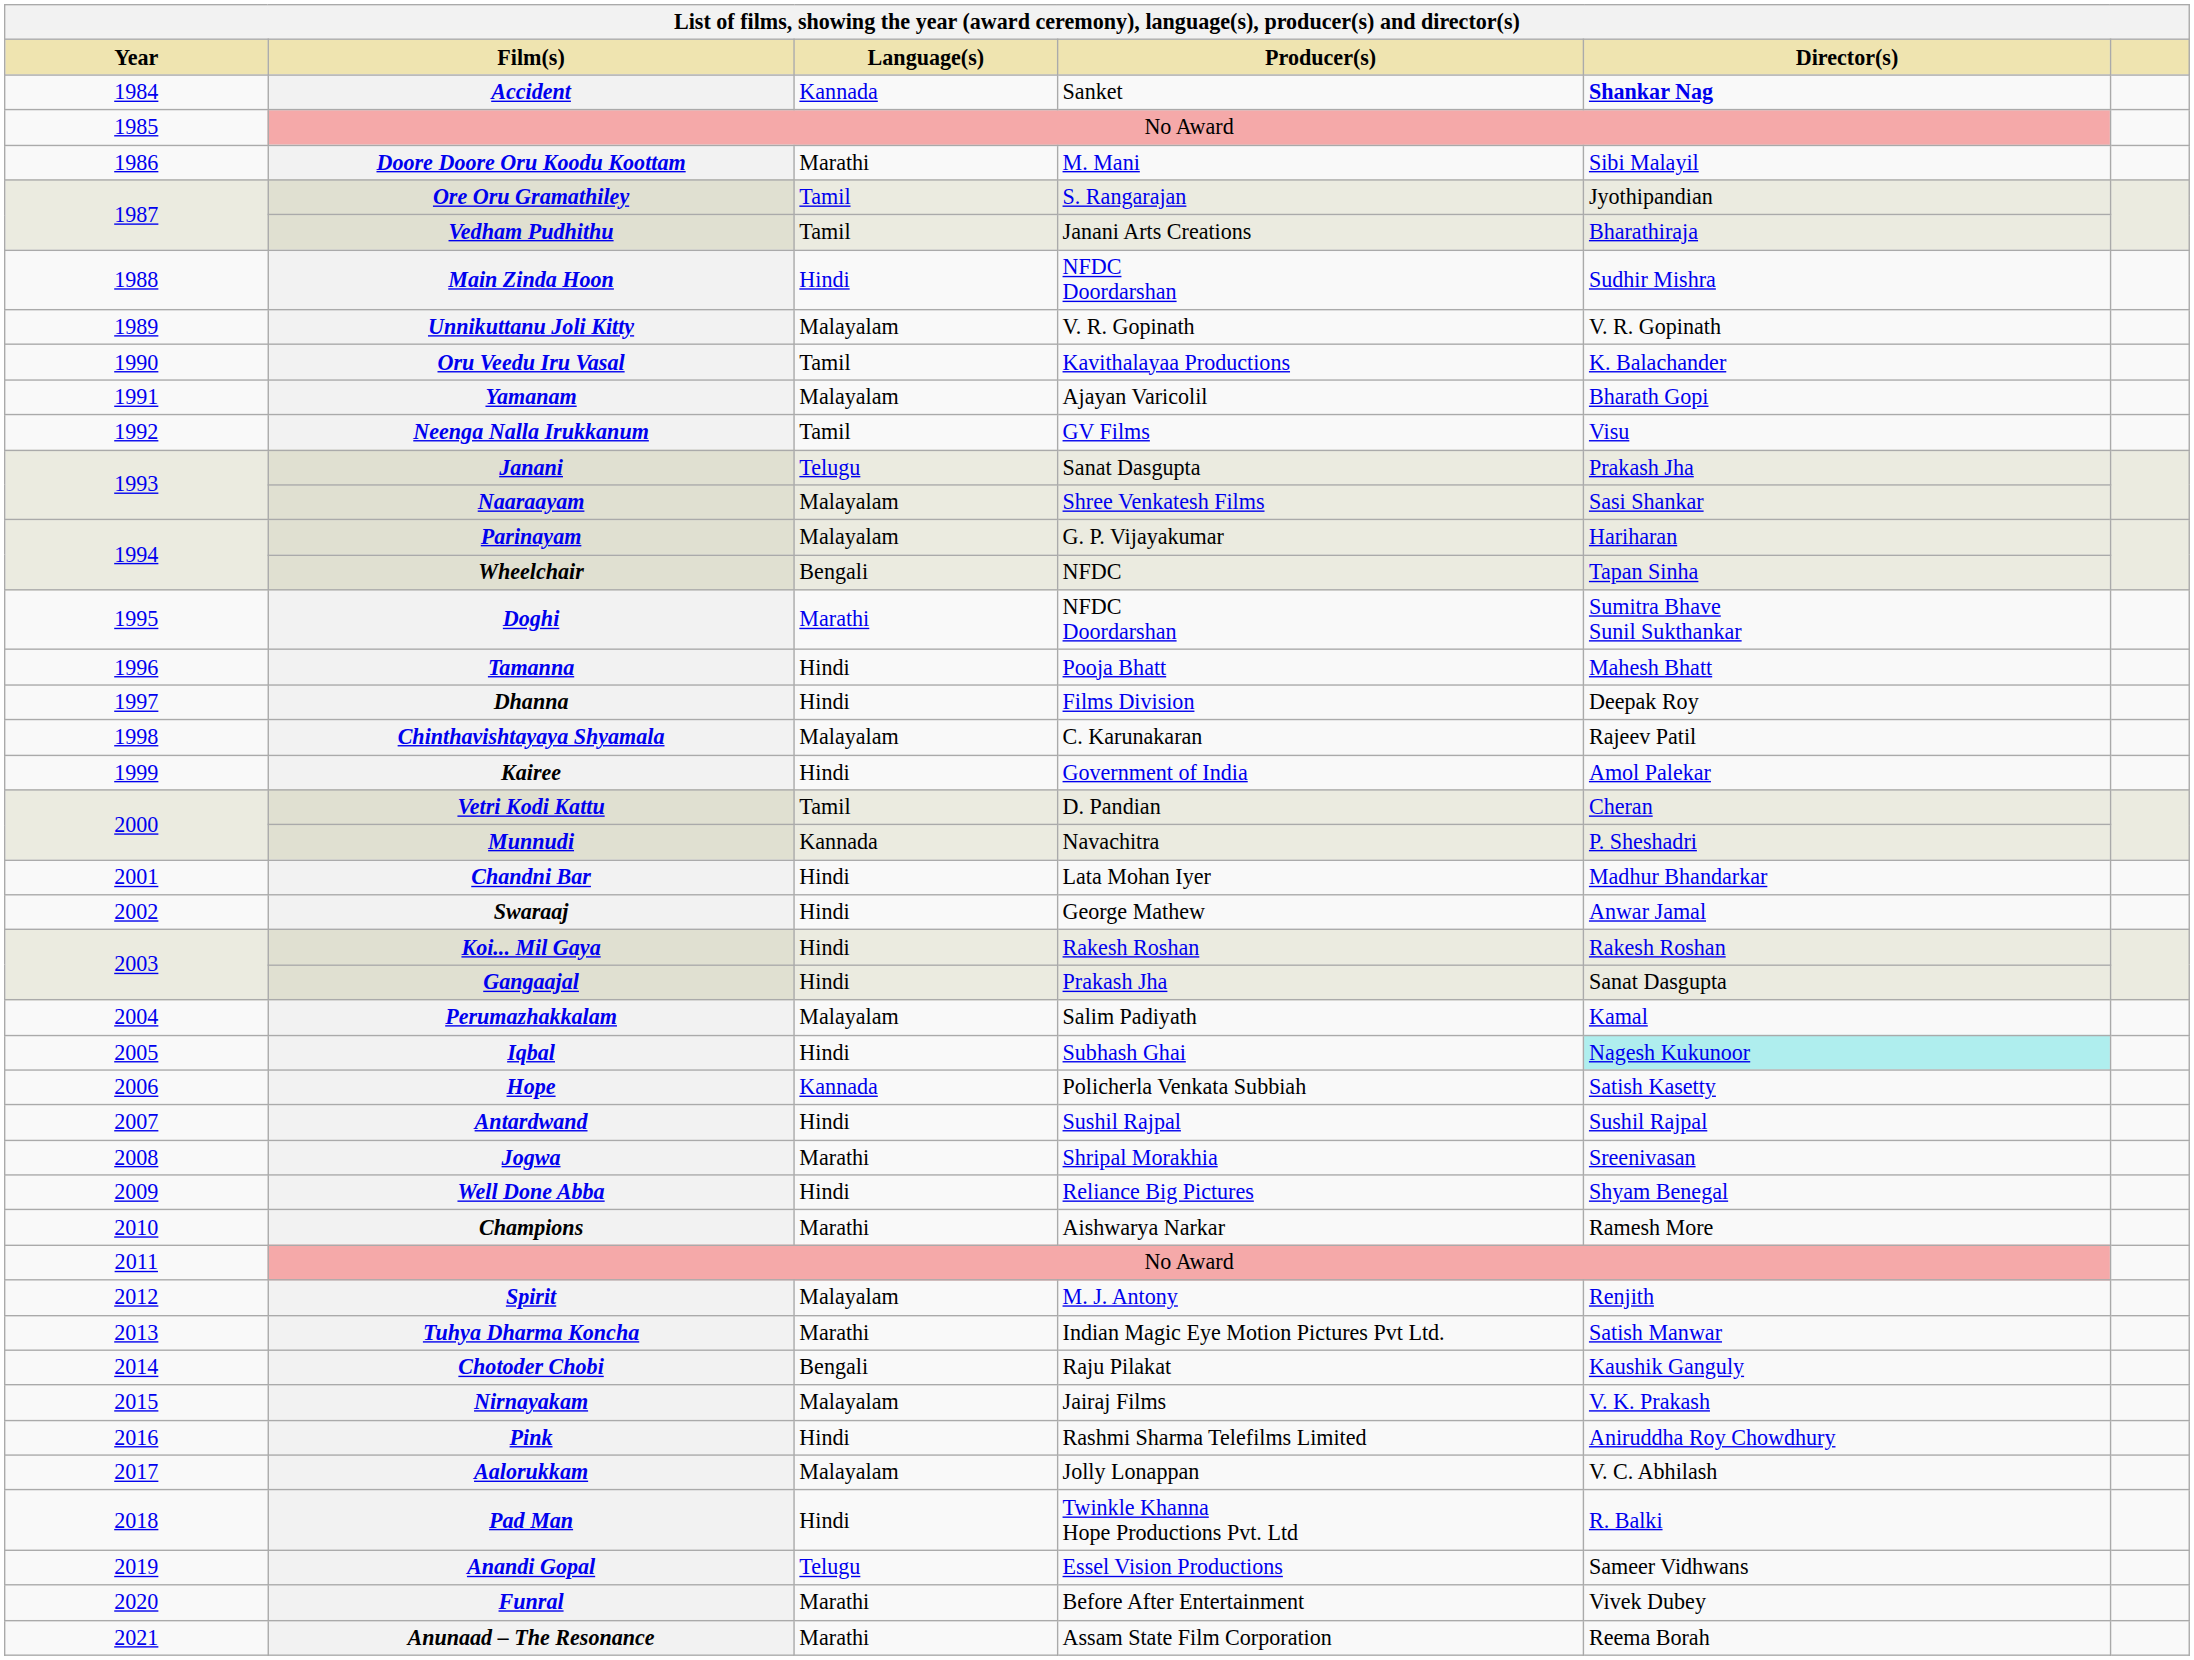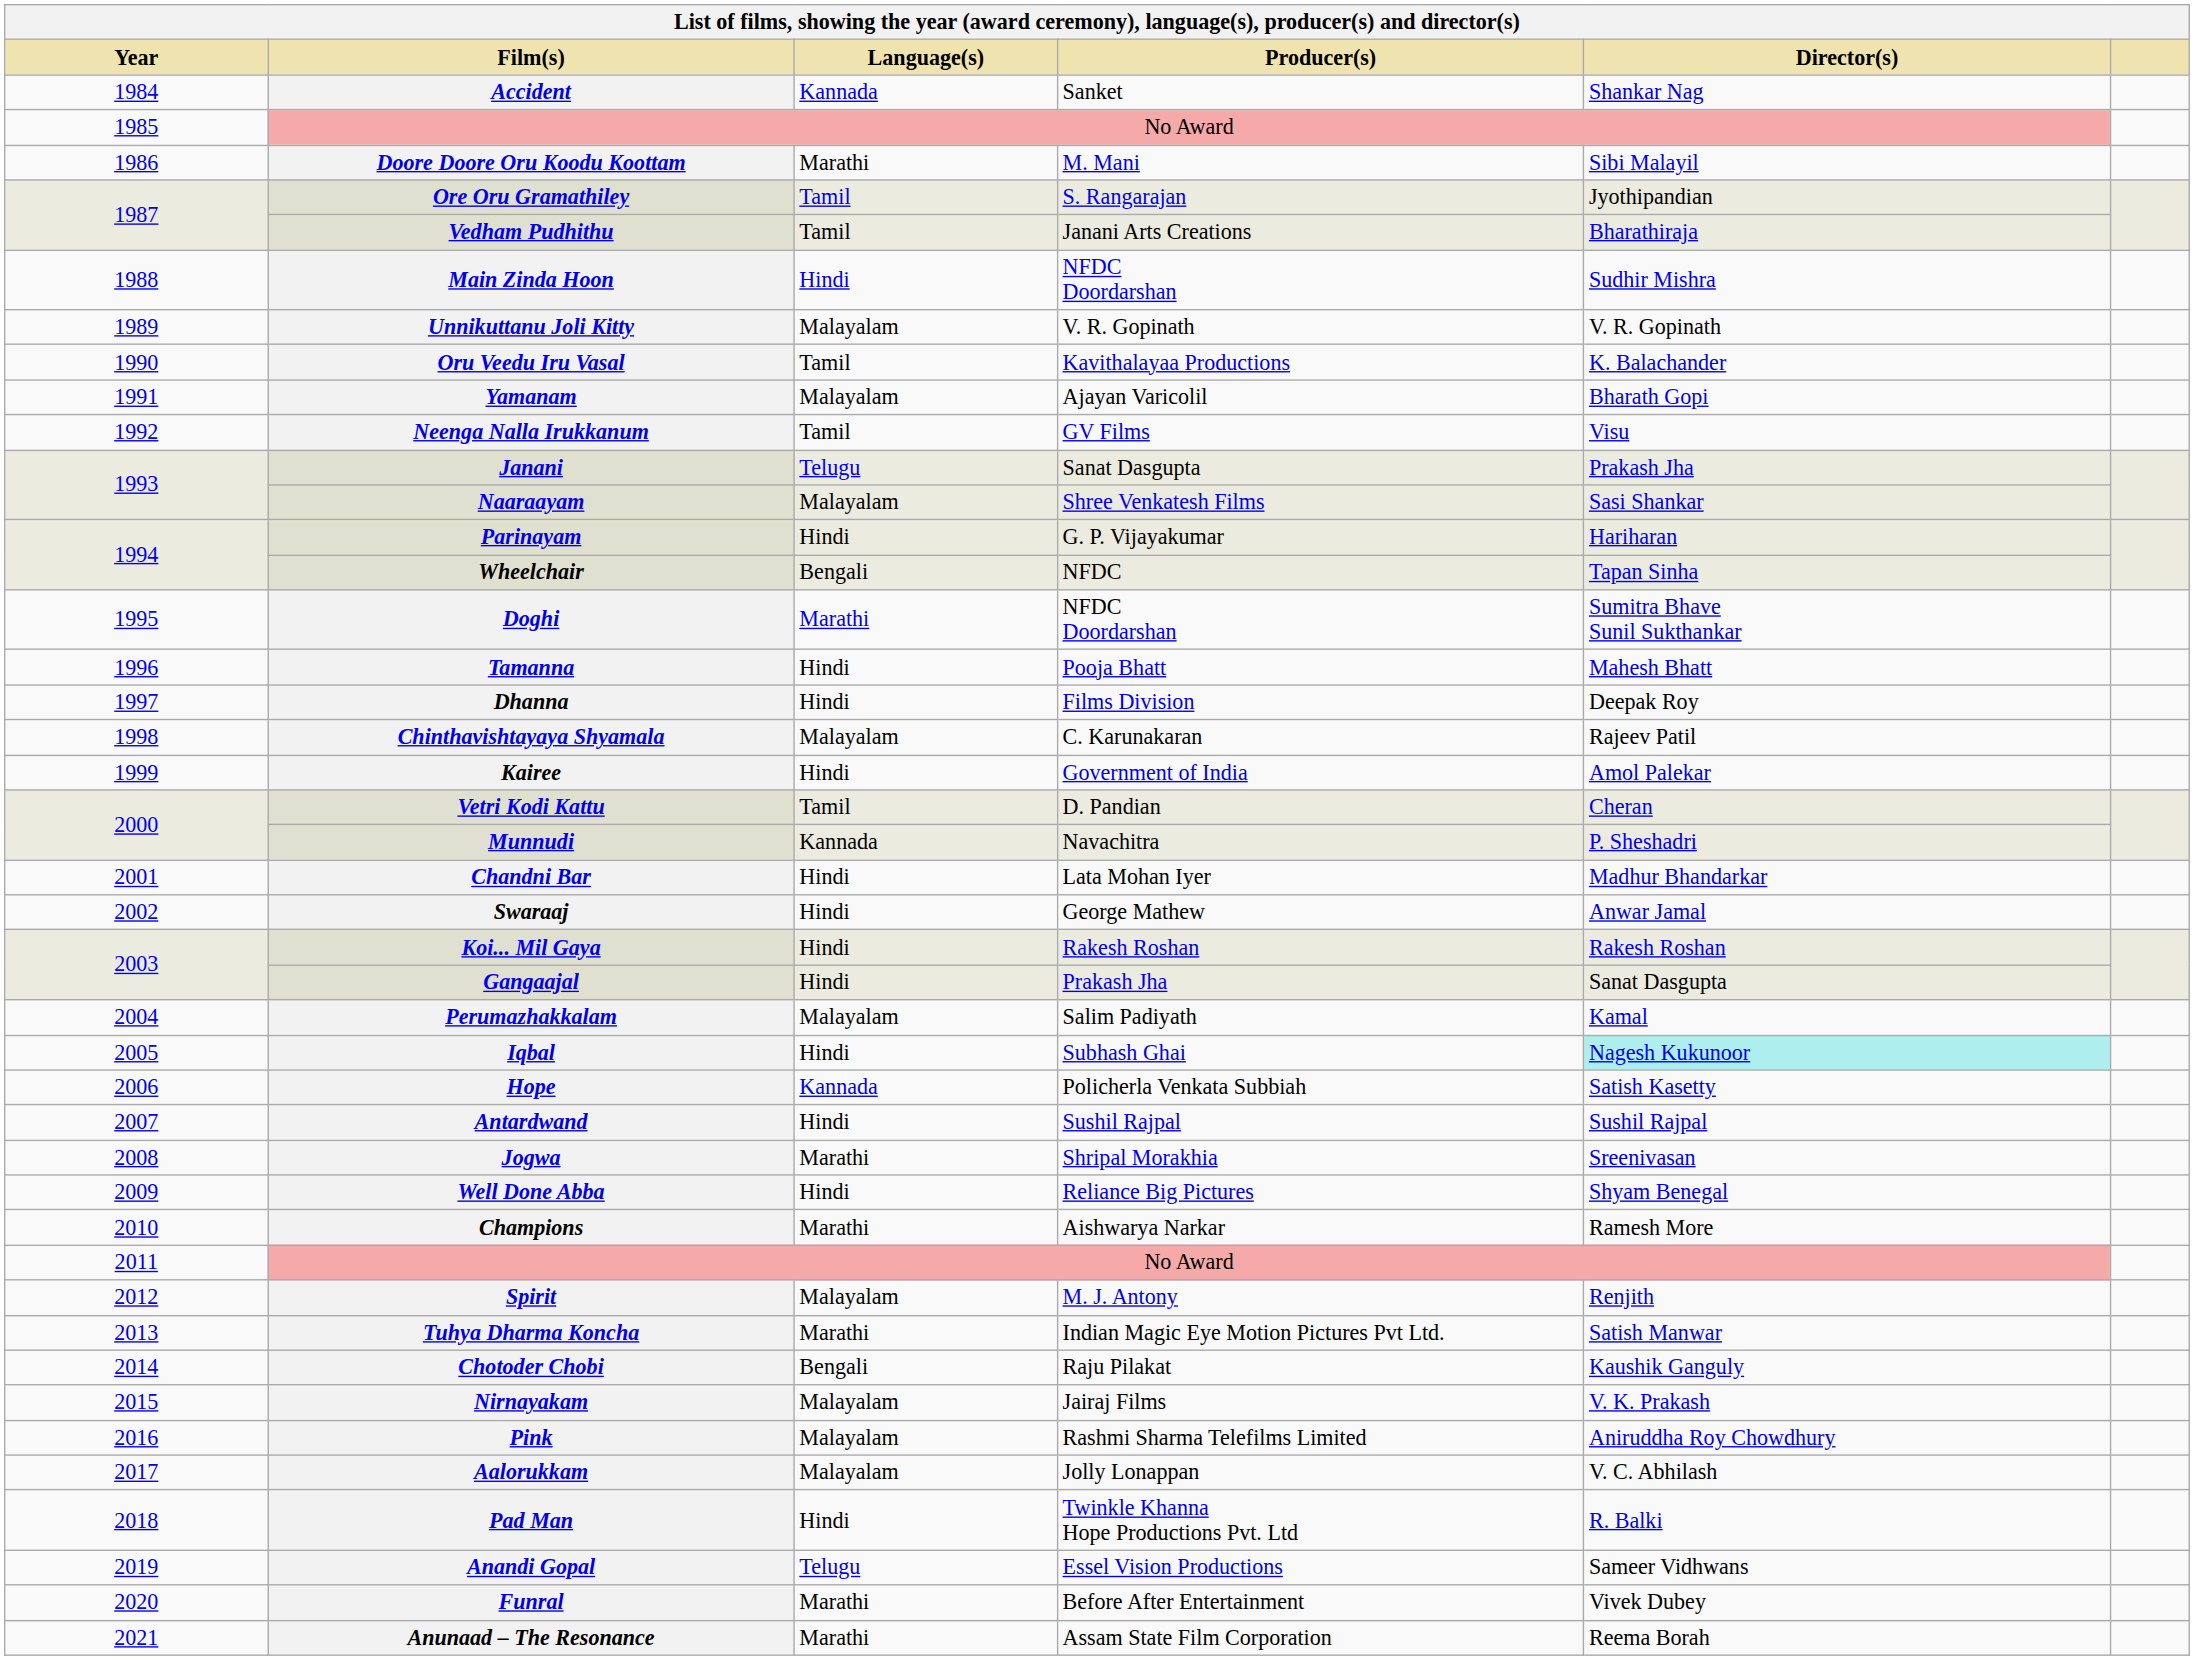(1651, 92) bold -> (1646, 92) normal
(849, 537) Malayalam -> (825, 537) Hindi
(825, 1437) Hindi -> (849, 1437) Malayalam
